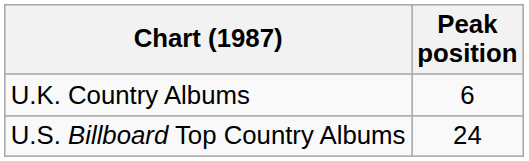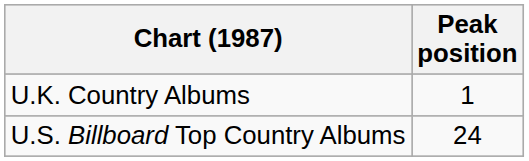(467, 94) 6 -> (467, 94) 1
